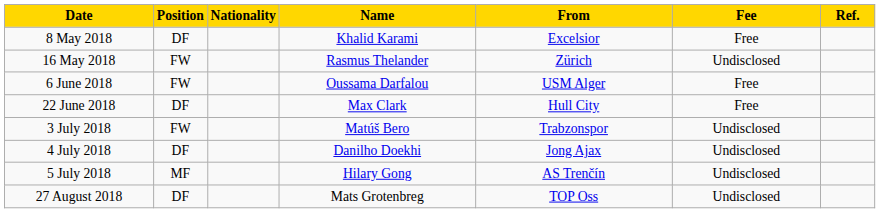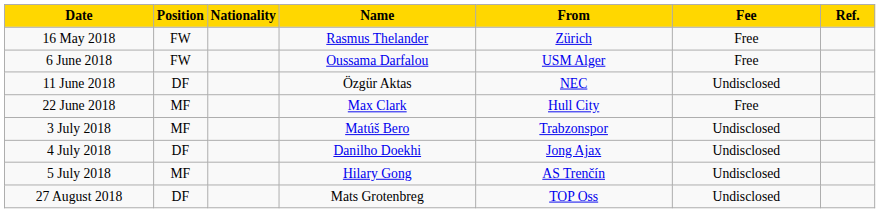- row: (79, 38)
(746, 61) Undisclosed -> (746, 38) Free
+ row: (79, 83)
(180, 106) DF -> (180, 106) MF
(180, 128) FW -> (180, 128) MF
